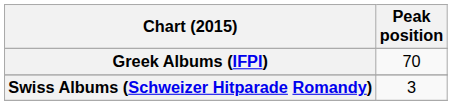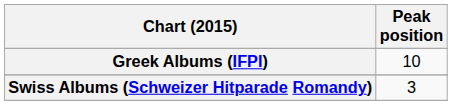(411, 61) 70 -> (411, 61) 10
